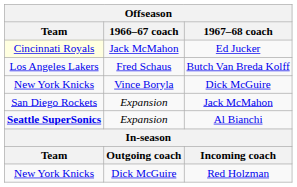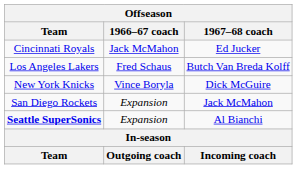(54, 48) lightyellow background -> (54, 48) no background
- row: (238, 173)
